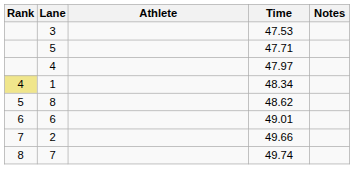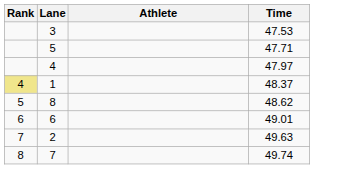- column: (330, 13)
(279, 84) 48.34 -> (279, 84) 48.37
(279, 137) 49.66 -> (279, 137) 49.63
